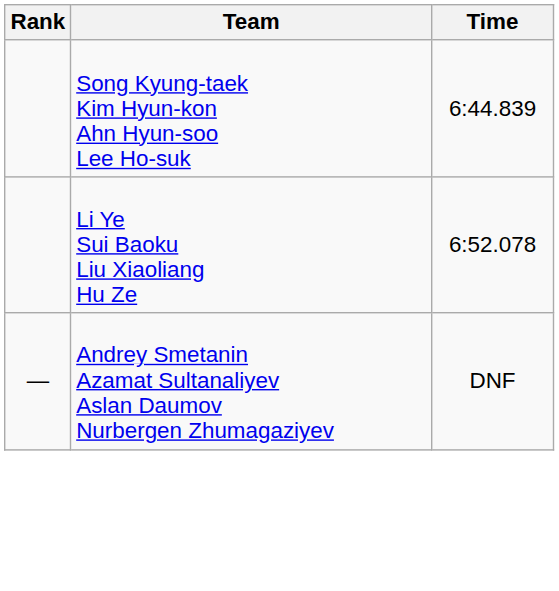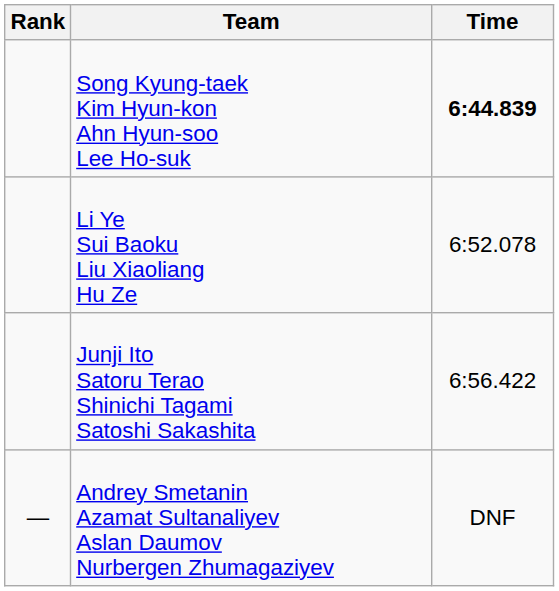(493, 108) normal -> (493, 108) bold
+ row: (166, 393)
